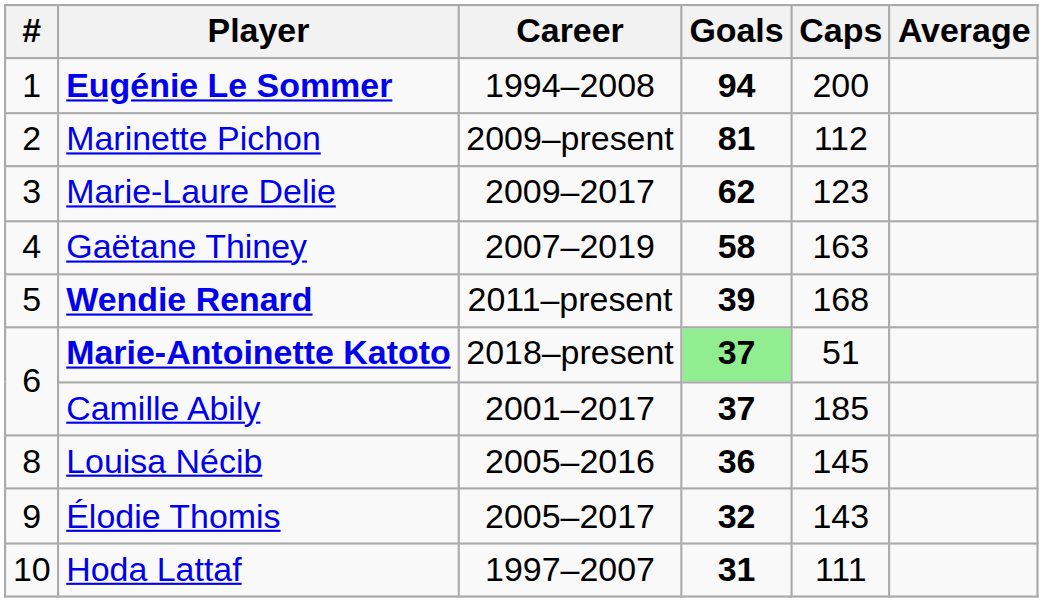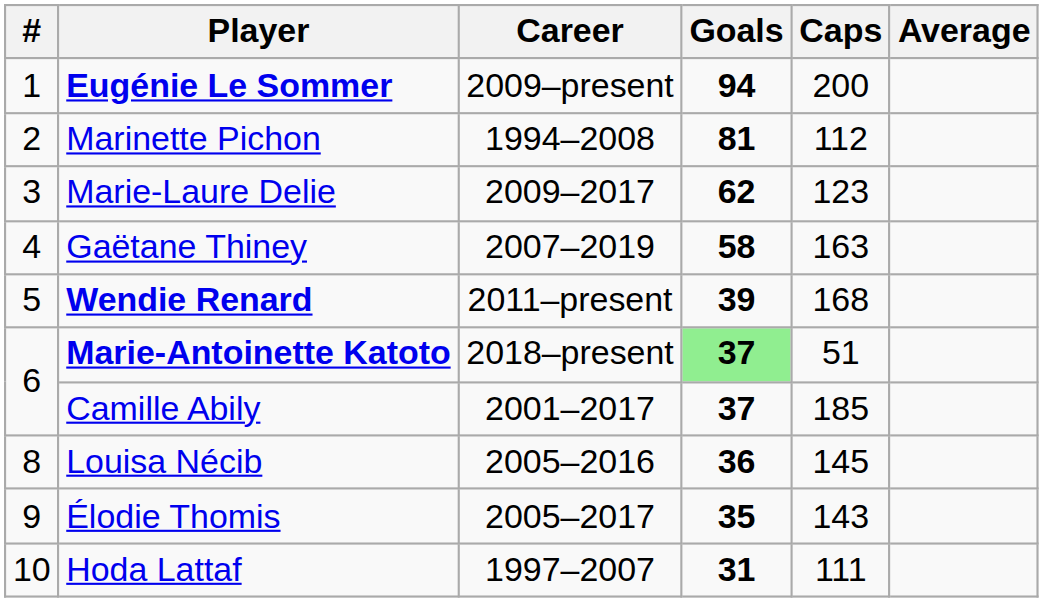(570, 85) 1994–2008 -> (570, 85) 2009–present
(570, 138) 2009–present -> (570, 138) 1994–2008
(737, 515) 32 -> (737, 515) 35
